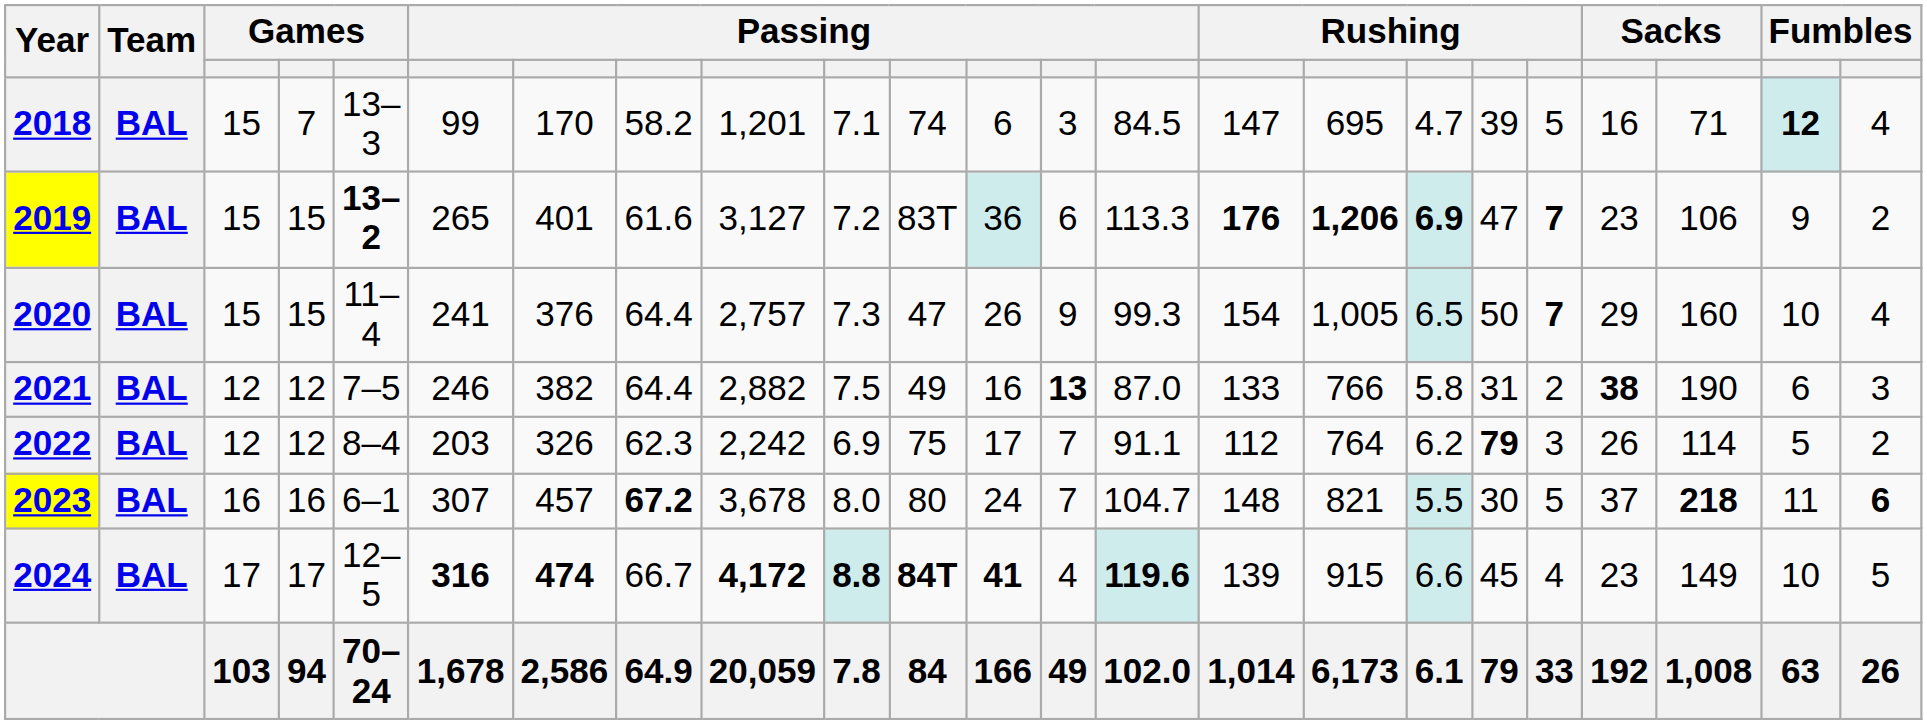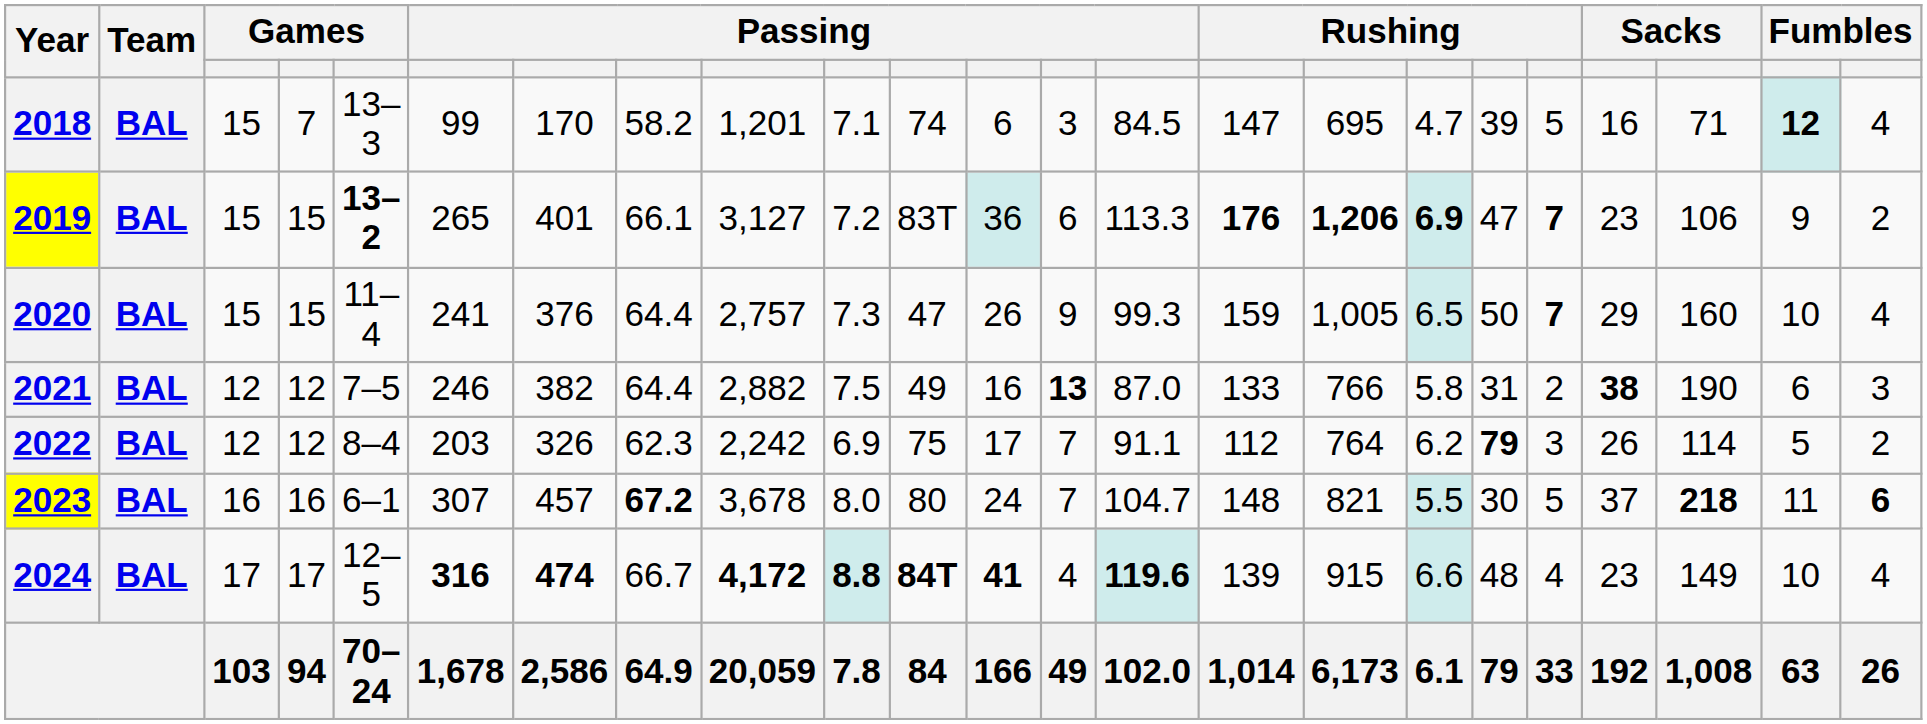(659, 218) 61.6 -> (659, 218) 66.1
(1251, 313) 154 -> (1251, 313) 159
(1499, 575) 45 -> (1499, 575) 48
(1881, 575) 5 -> (1881, 575) 4
